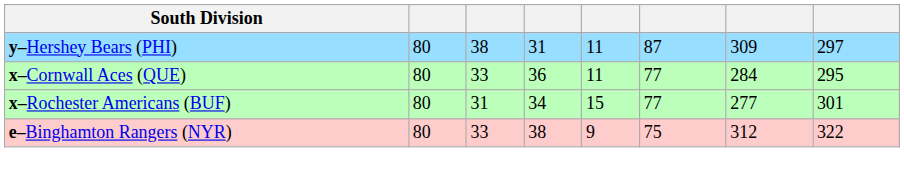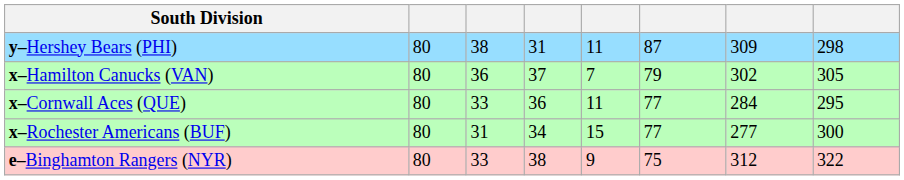(830, 47) 297 -> (830, 47) 298
+ row: (111, 75)
(830, 103) 301 -> (830, 132) 300
